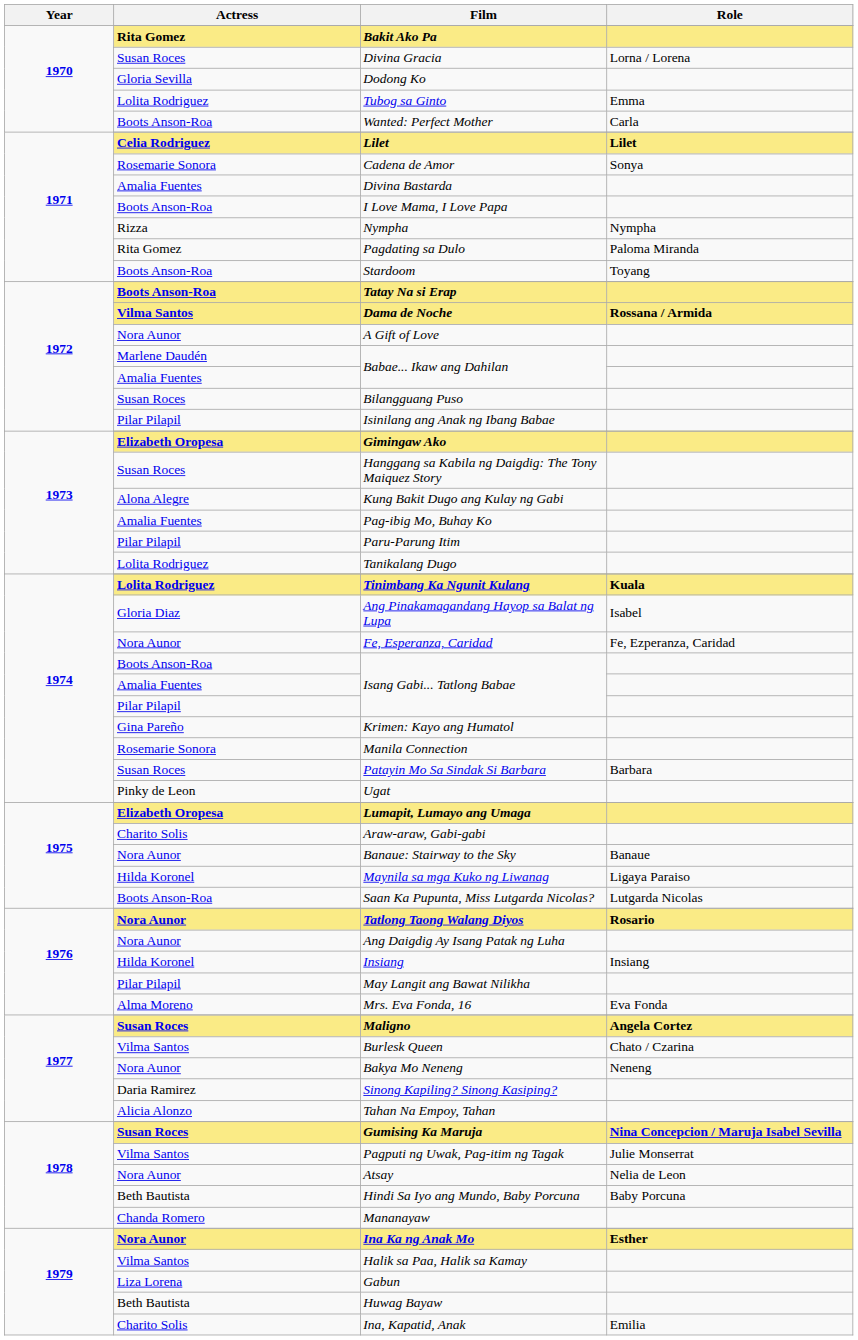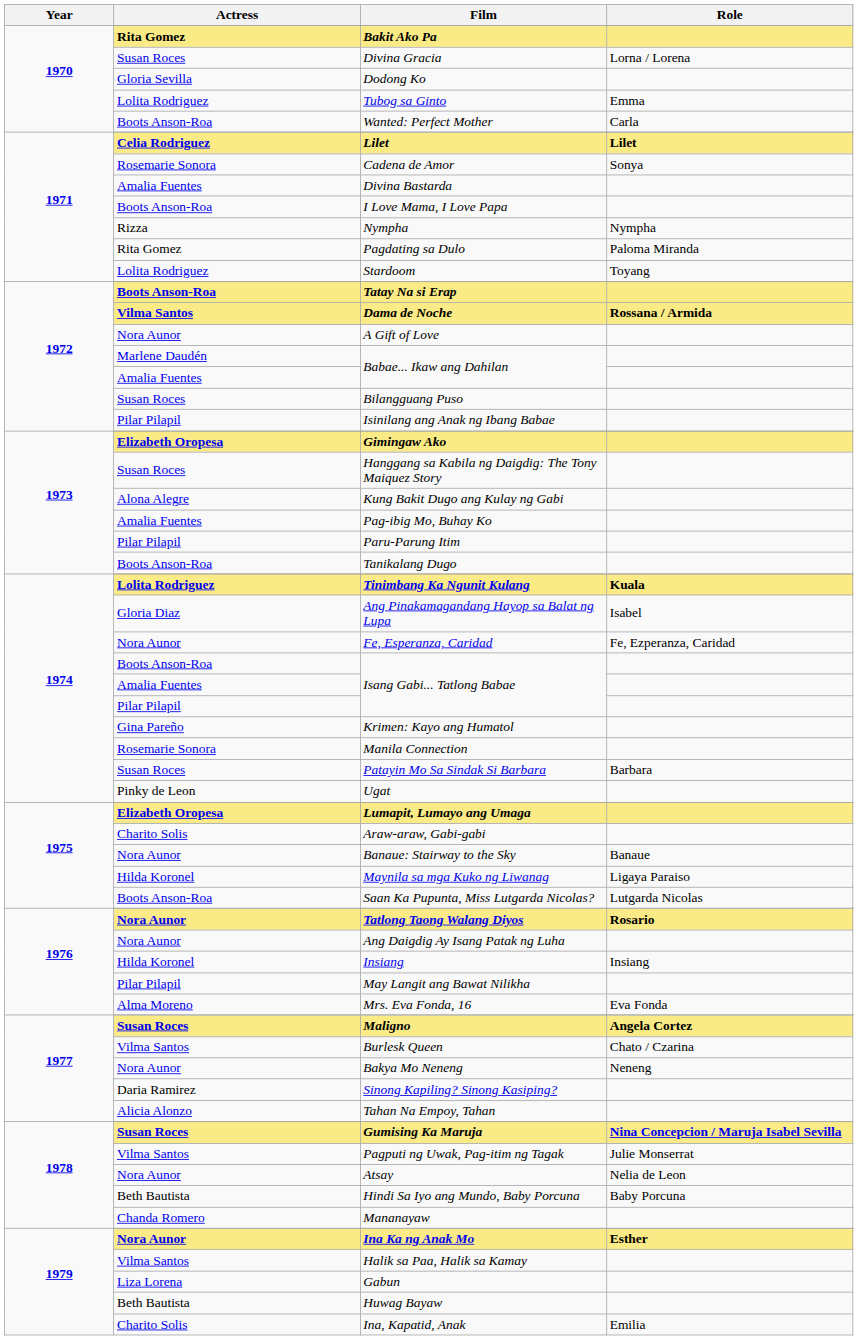(165, 270) Boots Anson-Roa -> (163, 270) Lolita Rodriguez
(163, 563) Lolita Rodriguez -> (165, 563) Boots Anson-Roa
